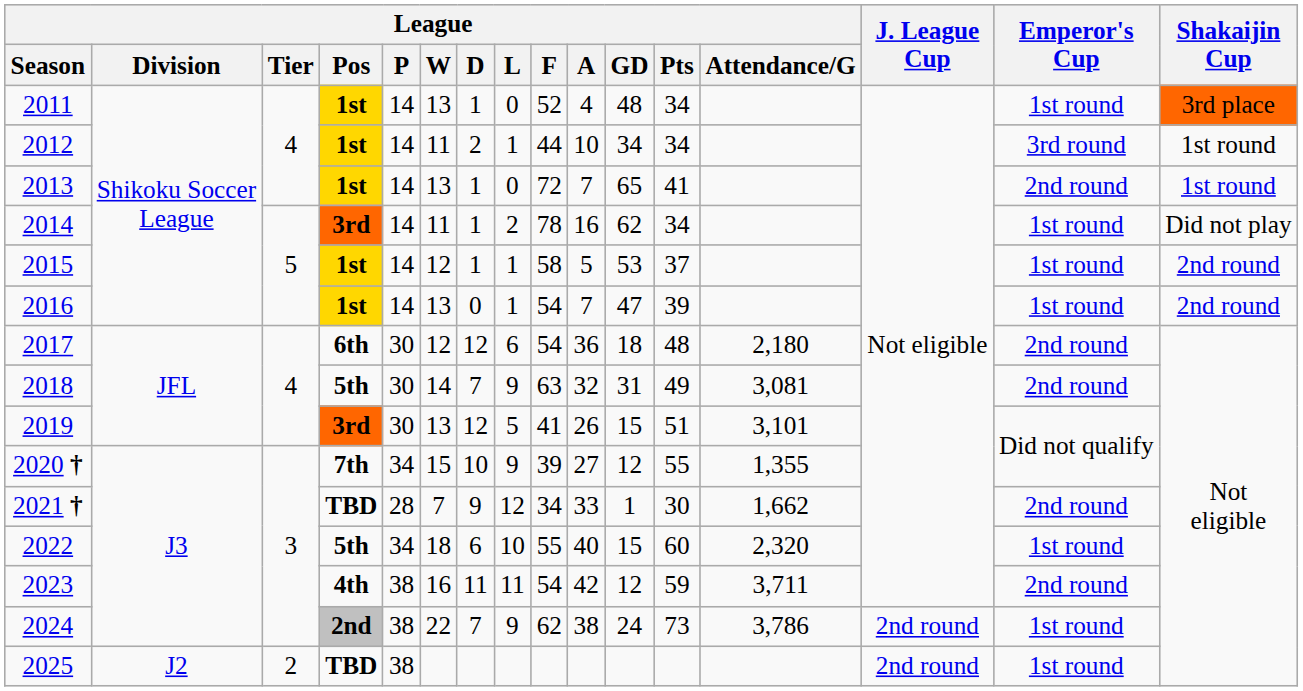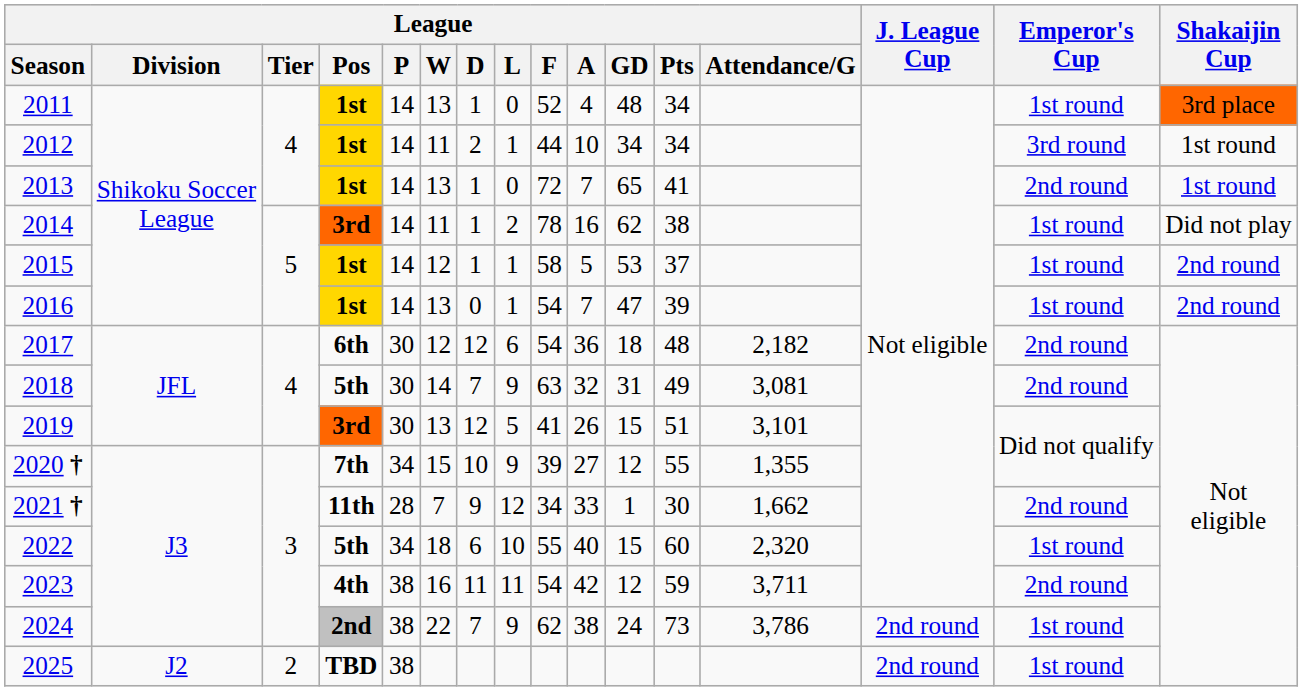(677, 225) 34 -> (677, 225) 38
(781, 345) 2,180 -> (781, 345) 2,182
(351, 505) TBD -> (351, 505) 11th
